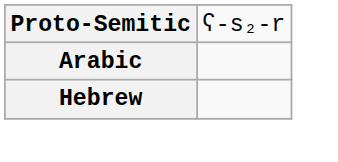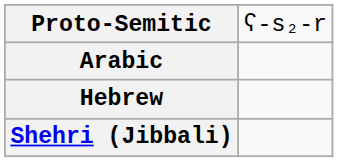+ row: (121, 137)
